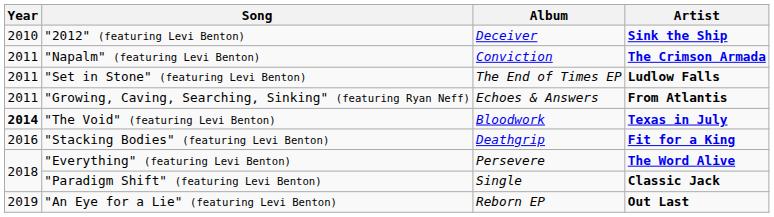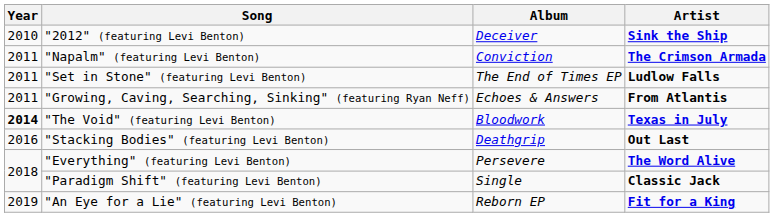(681, 139) Fit for a King -> (658, 139) Out Last
(658, 202) Out Last -> (681, 202) Fit for a King
